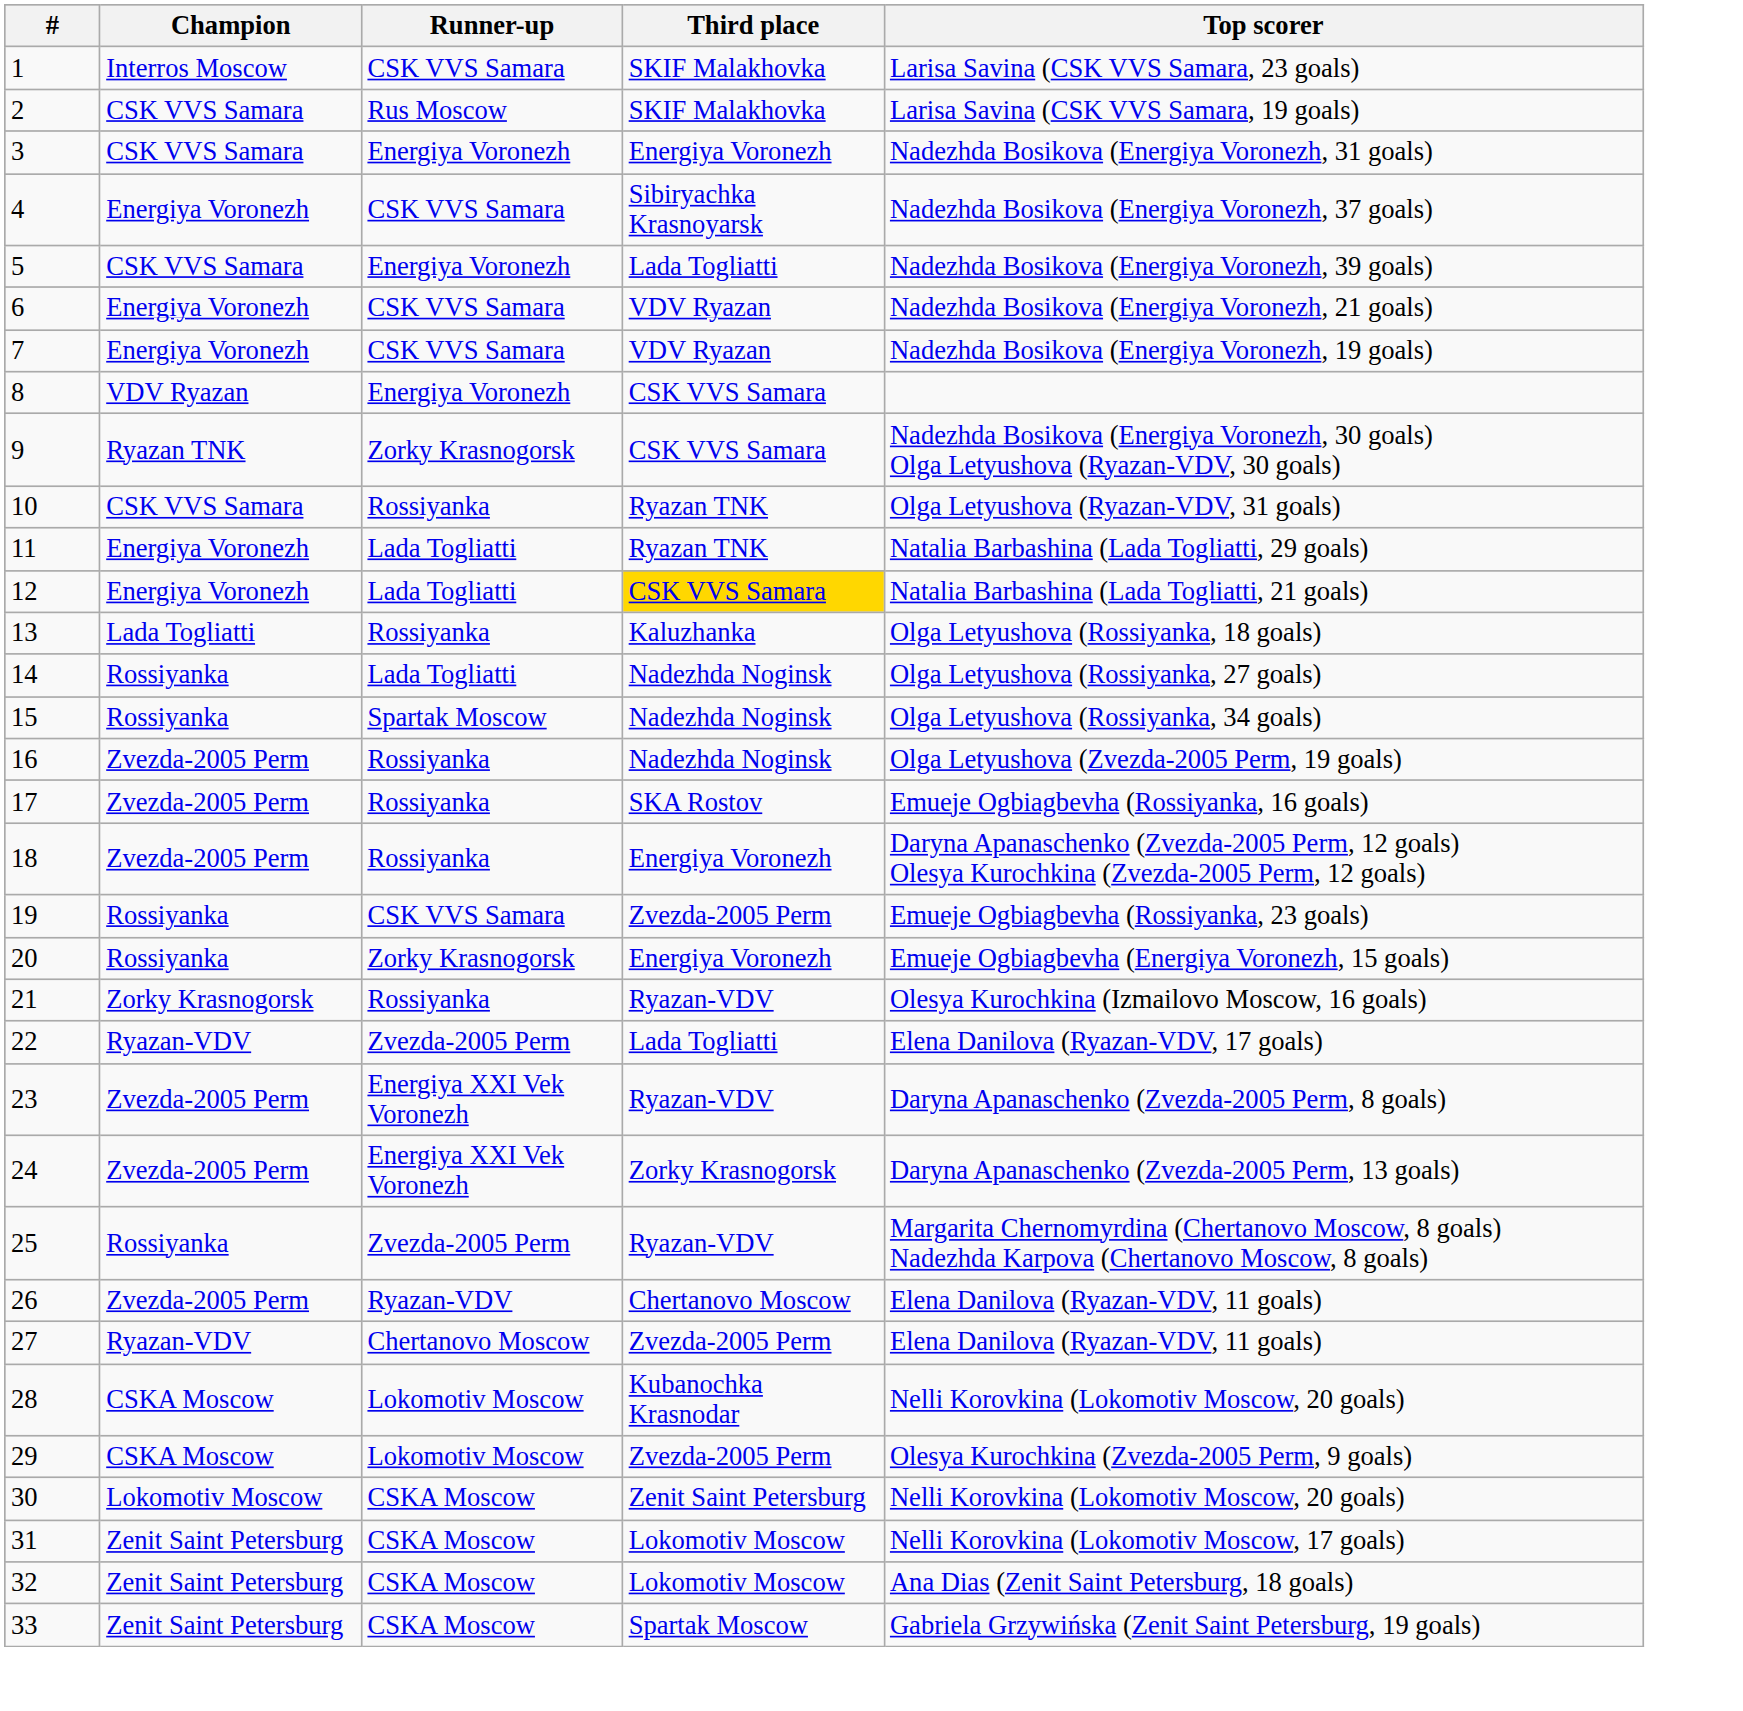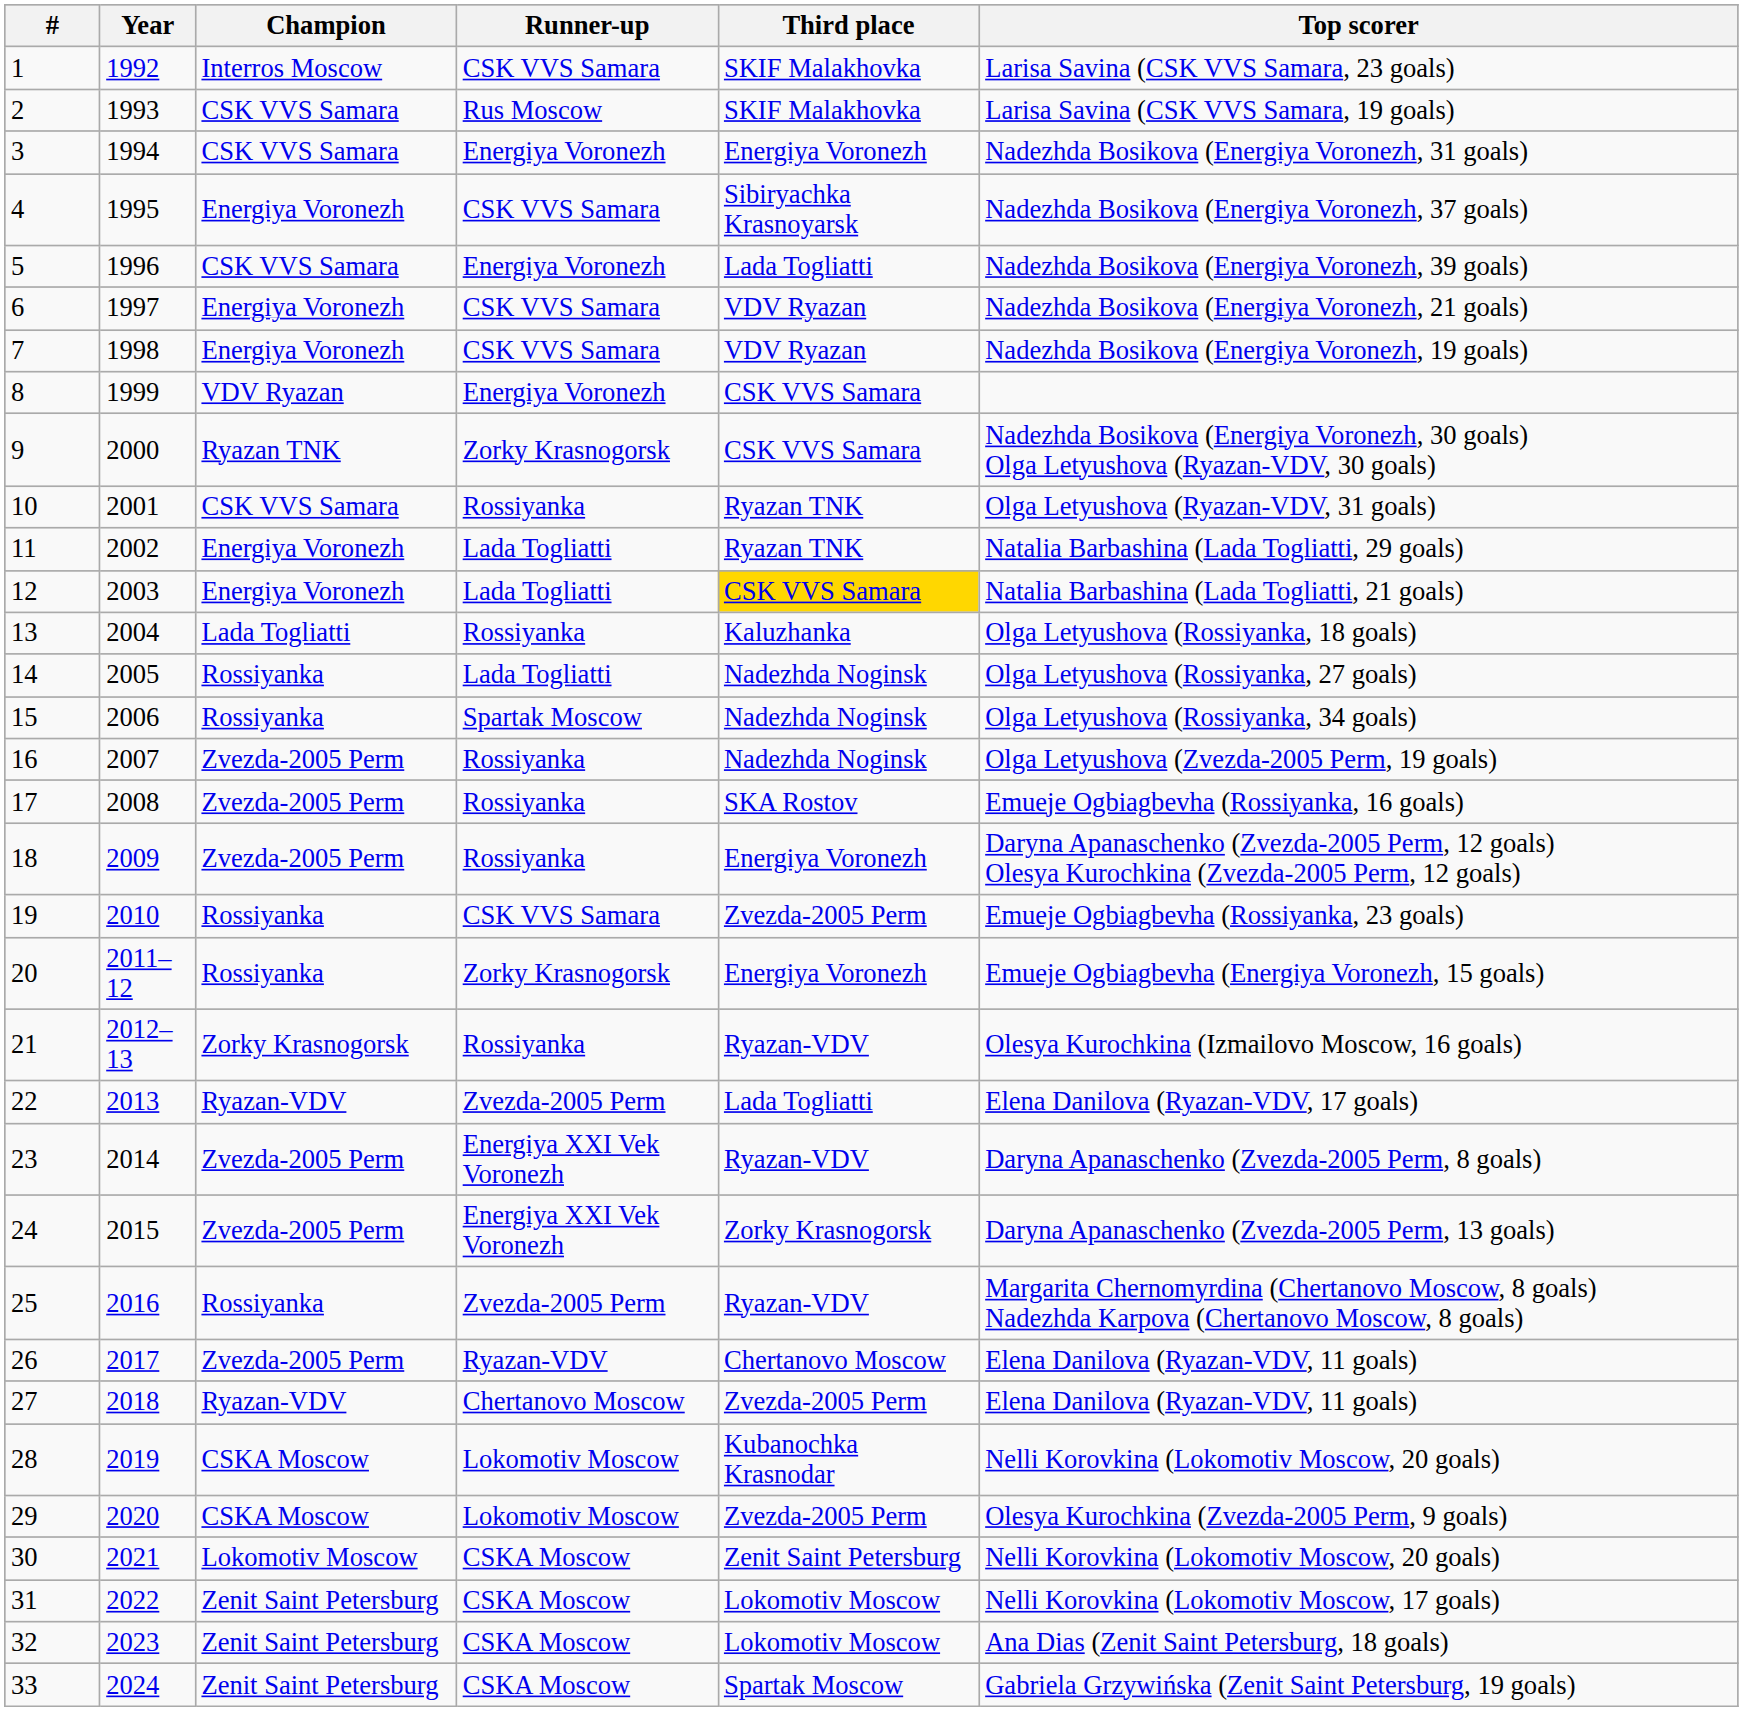+ column: (148, 25)
